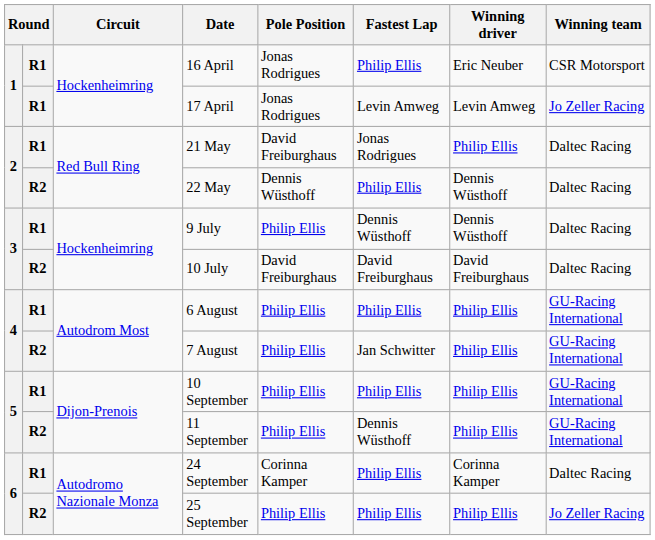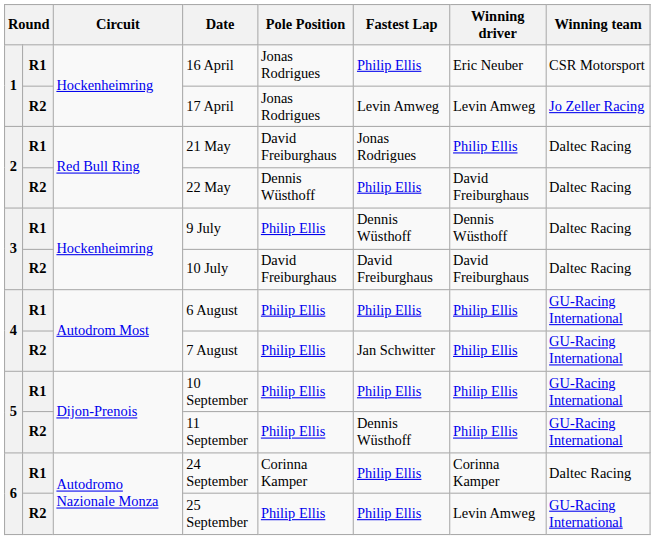(38, 105) R1 -> (38, 105) R2
(480, 187) Dennis Wüsthoff -> (491, 187) David Freiburghaus
(485, 513) Philip Ellis -> (494, 513) Levin Amweg
(597, 513) Jo Zeller Racing -> (586, 513) GU-Racing International
